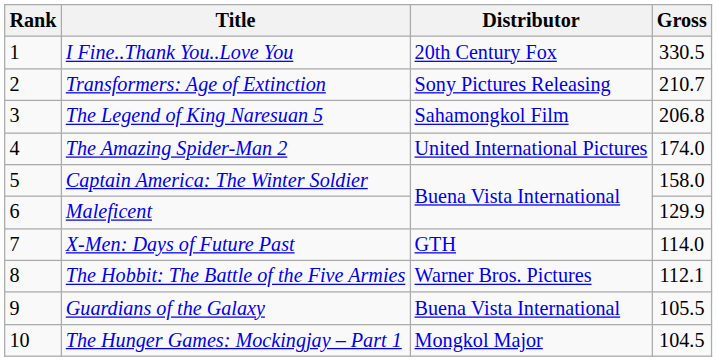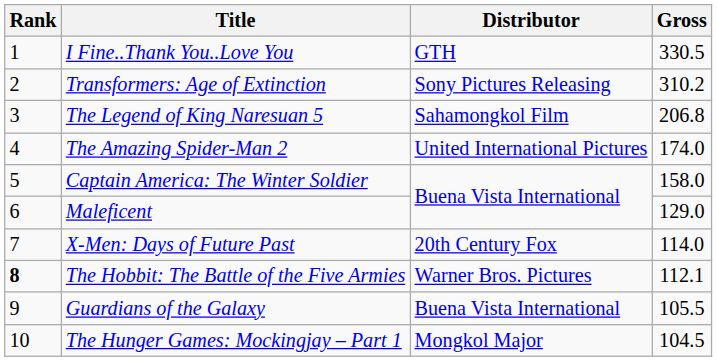(486, 52) 20th Century Fox -> (435, 52) GTH
(682, 84) 210.7 -> (682, 84) 310.2
(682, 212) 129.9 -> (682, 212) 129.0
(435, 244) GTH -> (486, 244) 20th Century Fox
(14, 276) normal -> (14, 276) bold
